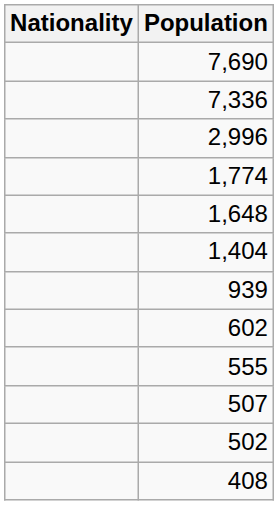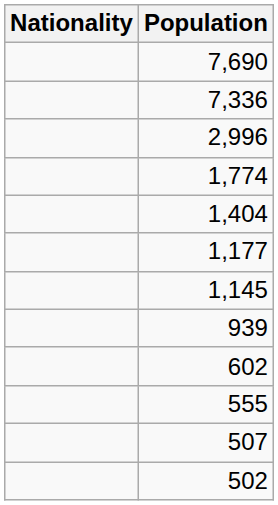- row: (238, 213)
+ row: (238, 251)
+ row: (238, 289)
- row: (248, 480)
